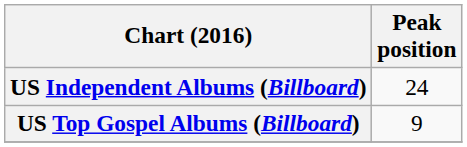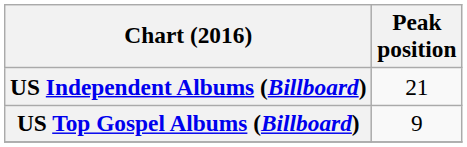(417, 86) 24 -> (417, 86) 21
